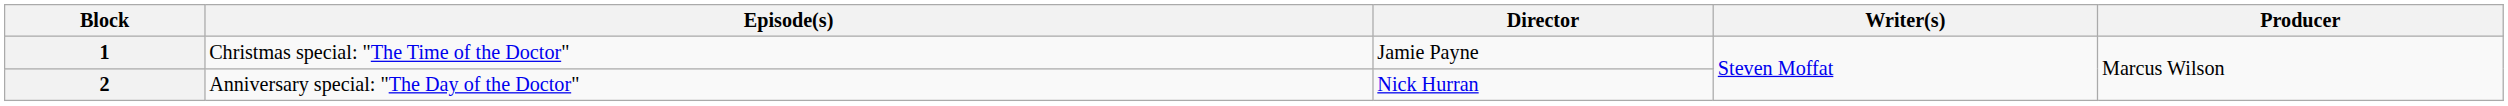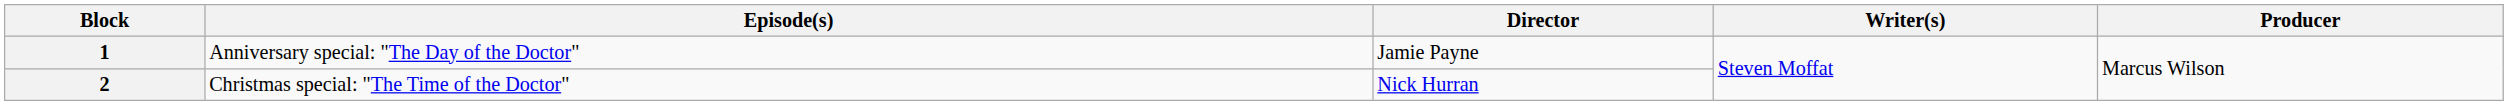(389, 52) Christmas special: "The Time of the Doctor" -> (394, 52) Anniversary special: "The Day of the Doctor"
(394, 84) Anniversary special: "The Day of the Doctor" -> (389, 84) Christmas special: "The Time of the Doctor"
